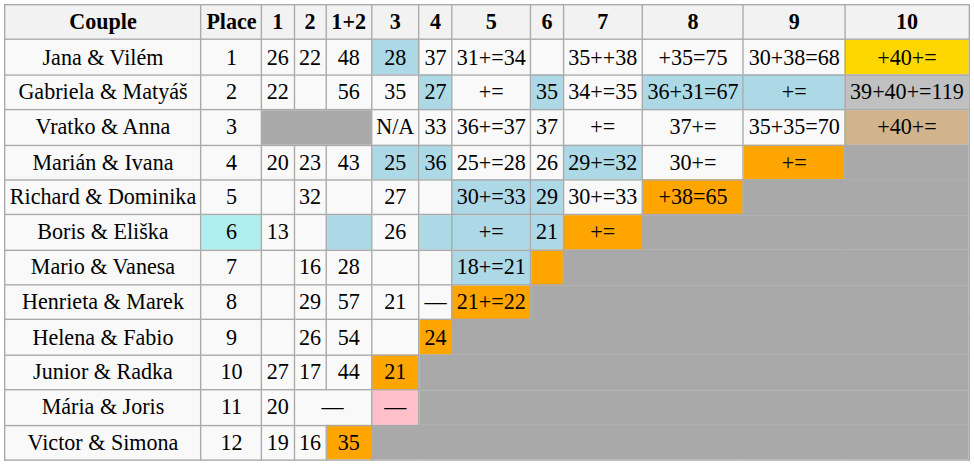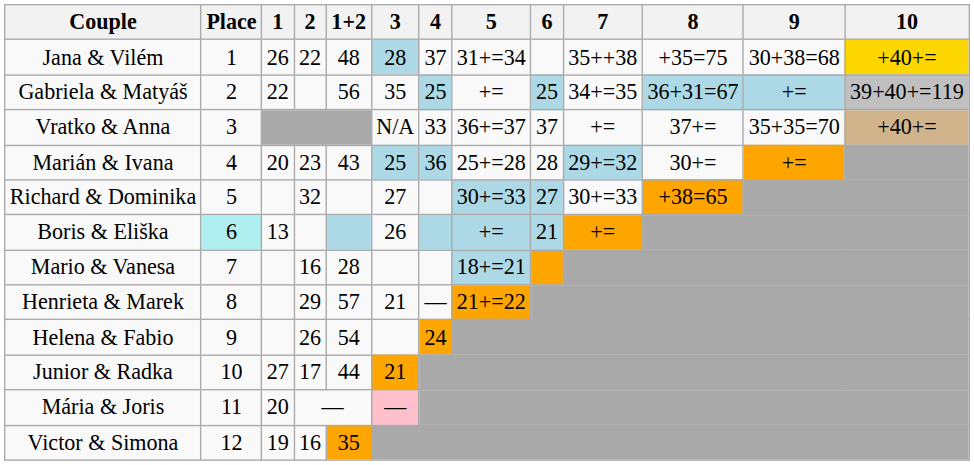(435, 92) 27 -> (435, 92) 25
(547, 92) 35 -> (547, 92) 25
(547, 162) 26 -> (547, 162) 28
(547, 197) 29 -> (547, 197) 27
